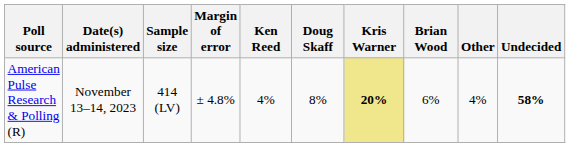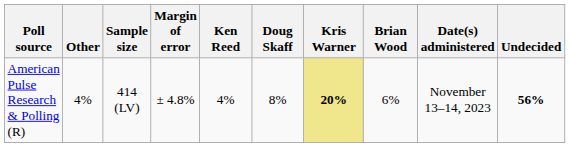columns swapped: (103, 39) <-> (478, 47)
(531, 100) 58% -> (531, 100) 56%
